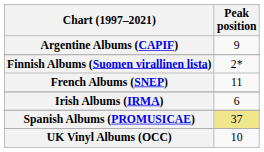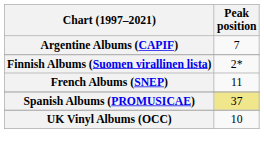(237, 45) 9 -> (237, 45) 7
- row: (109, 100)
